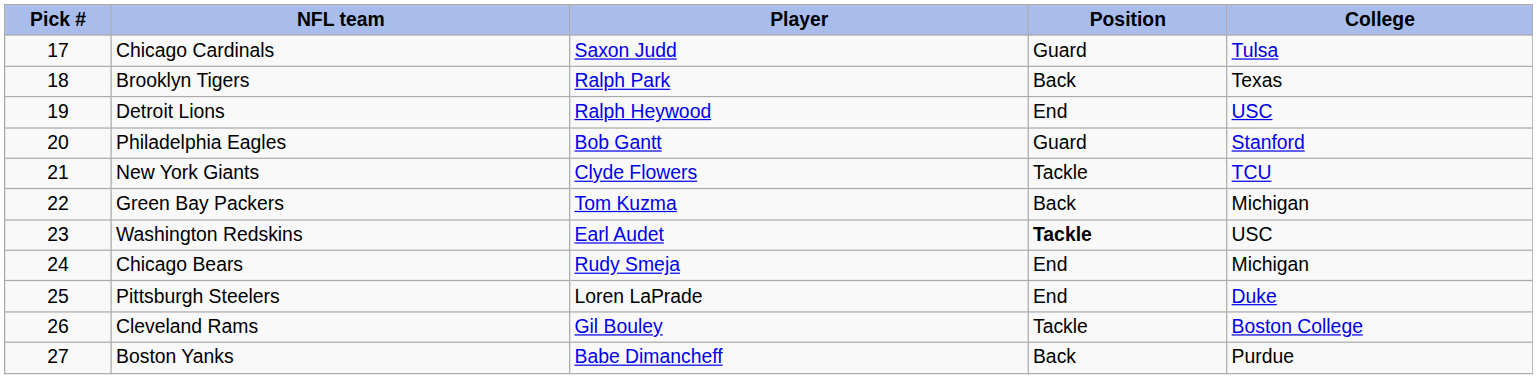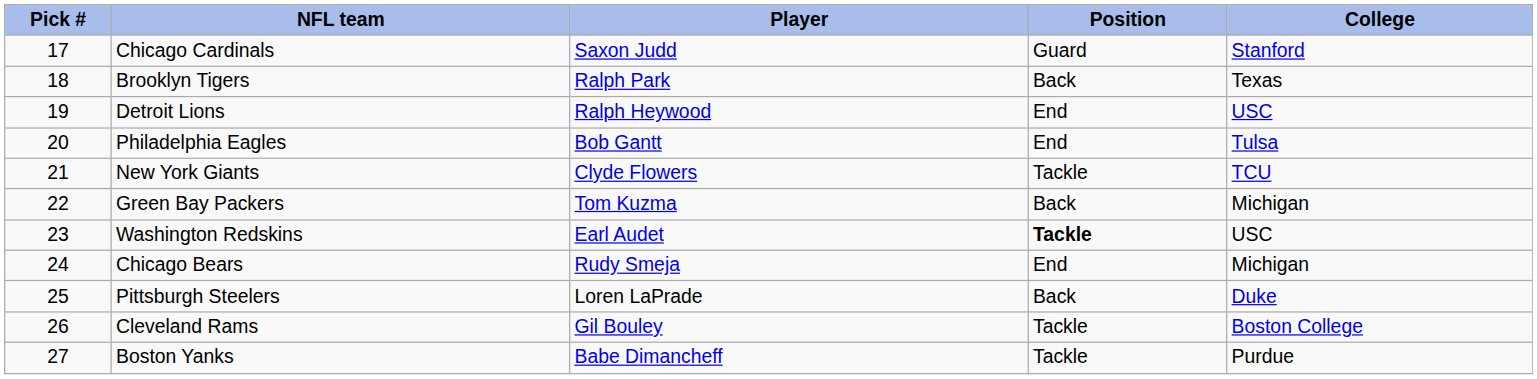(1255, 50) Tulsa -> (1268, 50) Stanford
(1060, 142) Guard -> (1050, 142) End
(1268, 142) Stanford -> (1255, 142) Tulsa
(1050, 296) End -> (1054, 296) Back
(1054, 357) Back -> (1060, 357) Tackle
